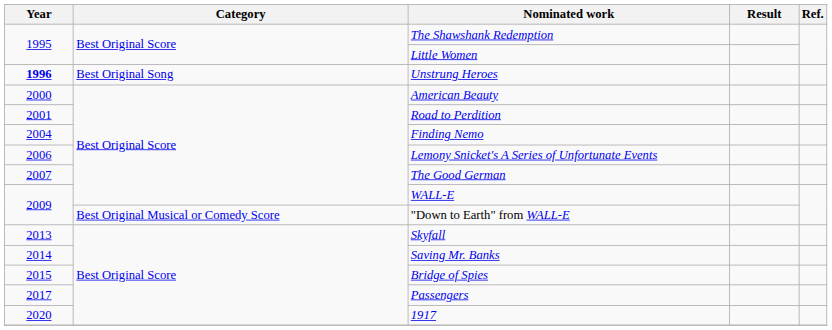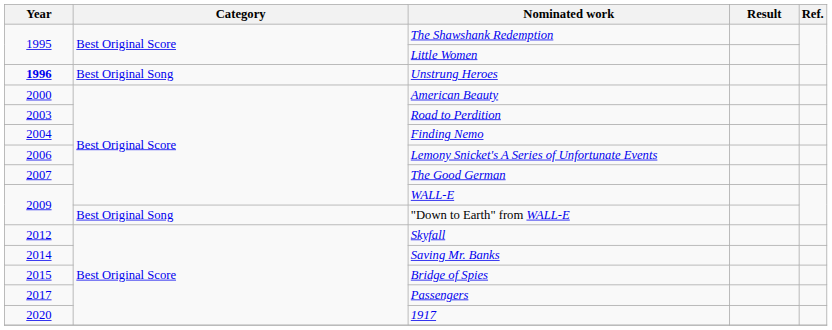(39, 114) 2001 -> (39, 114) 2003
(178, 214) Best Original Musical or Comedy Score -> (125, 214) Best Original Song
(39, 235) 2013 -> (39, 235) 2012
